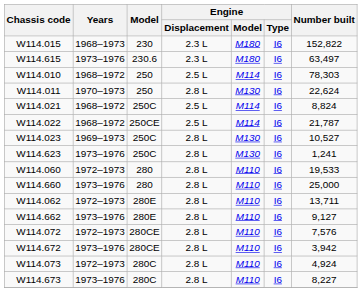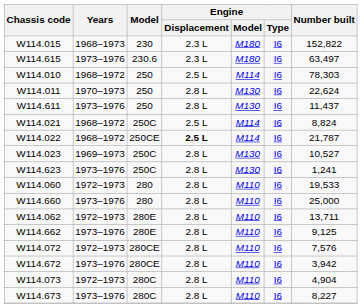+ row: (39, 106)
(197, 122) normal -> (197, 138) bold
(324, 216) 9,127 -> (324, 232) 9,125
(324, 264) 4,924 -> (324, 279) 4,904
